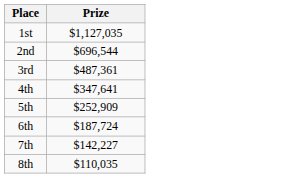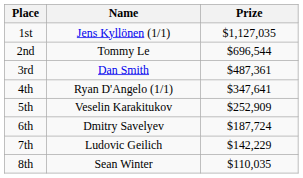+ column: (124, 13)
(96, 145) $142,227 -> (249, 145) $142,229
